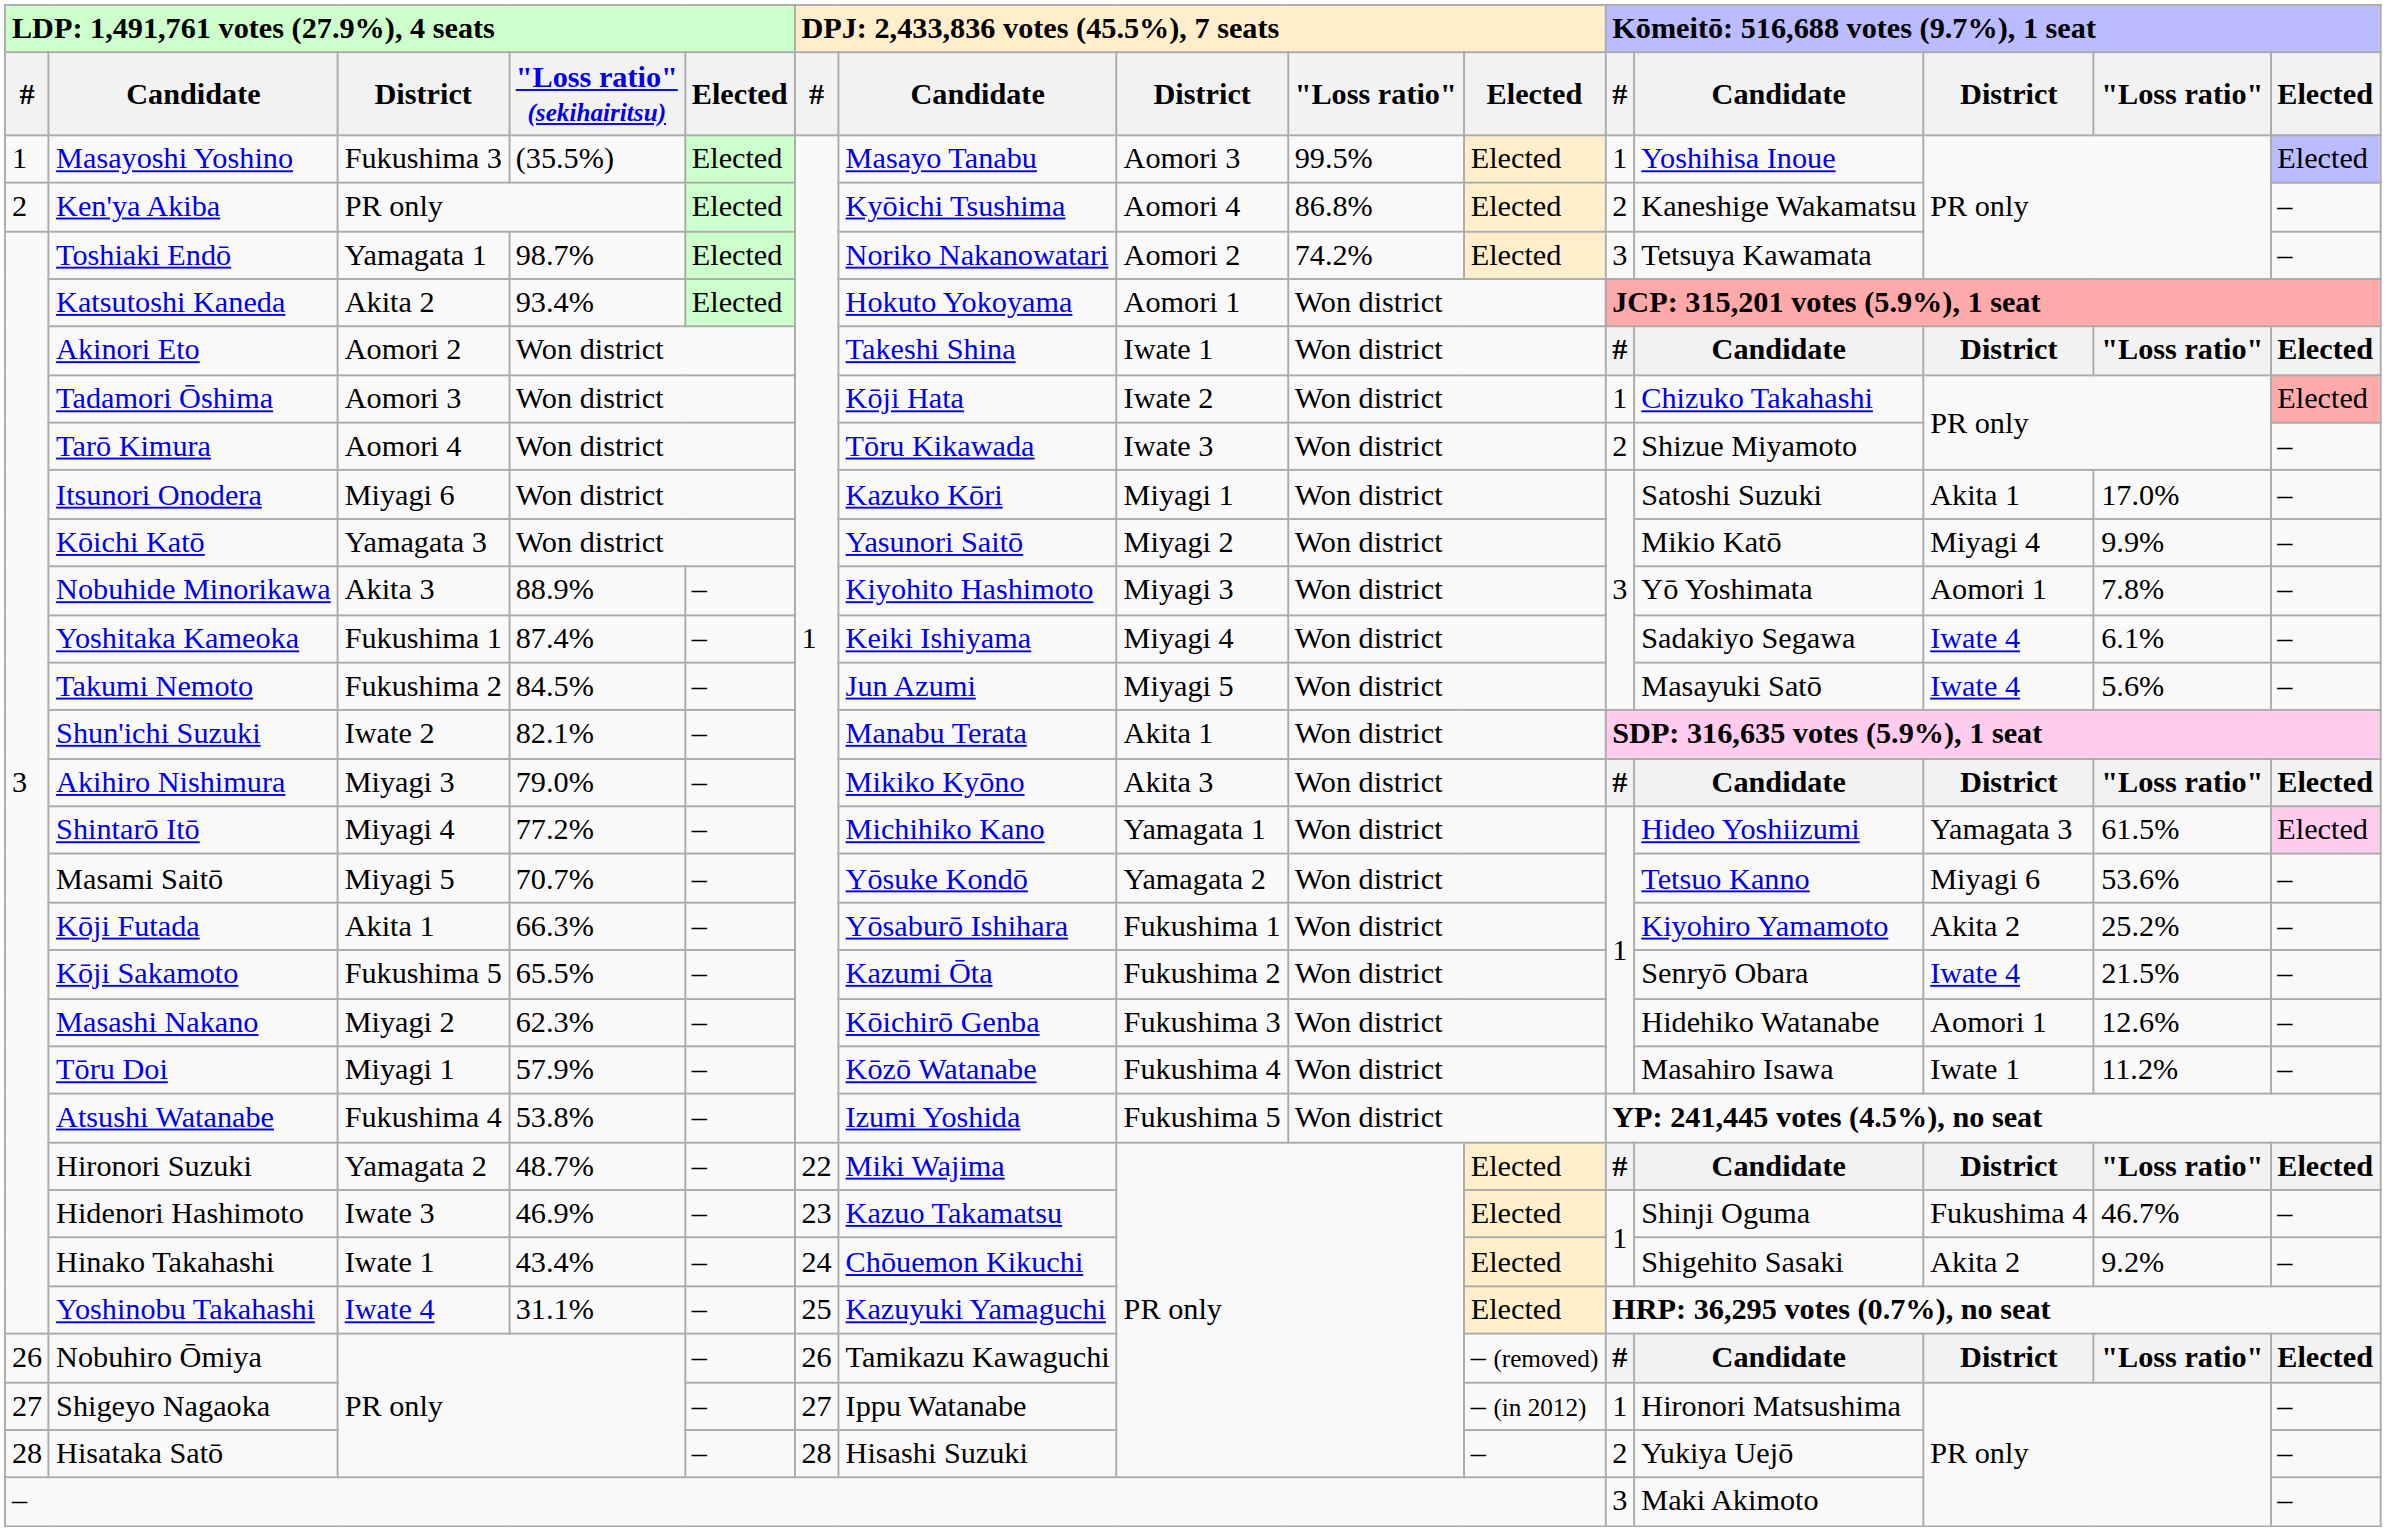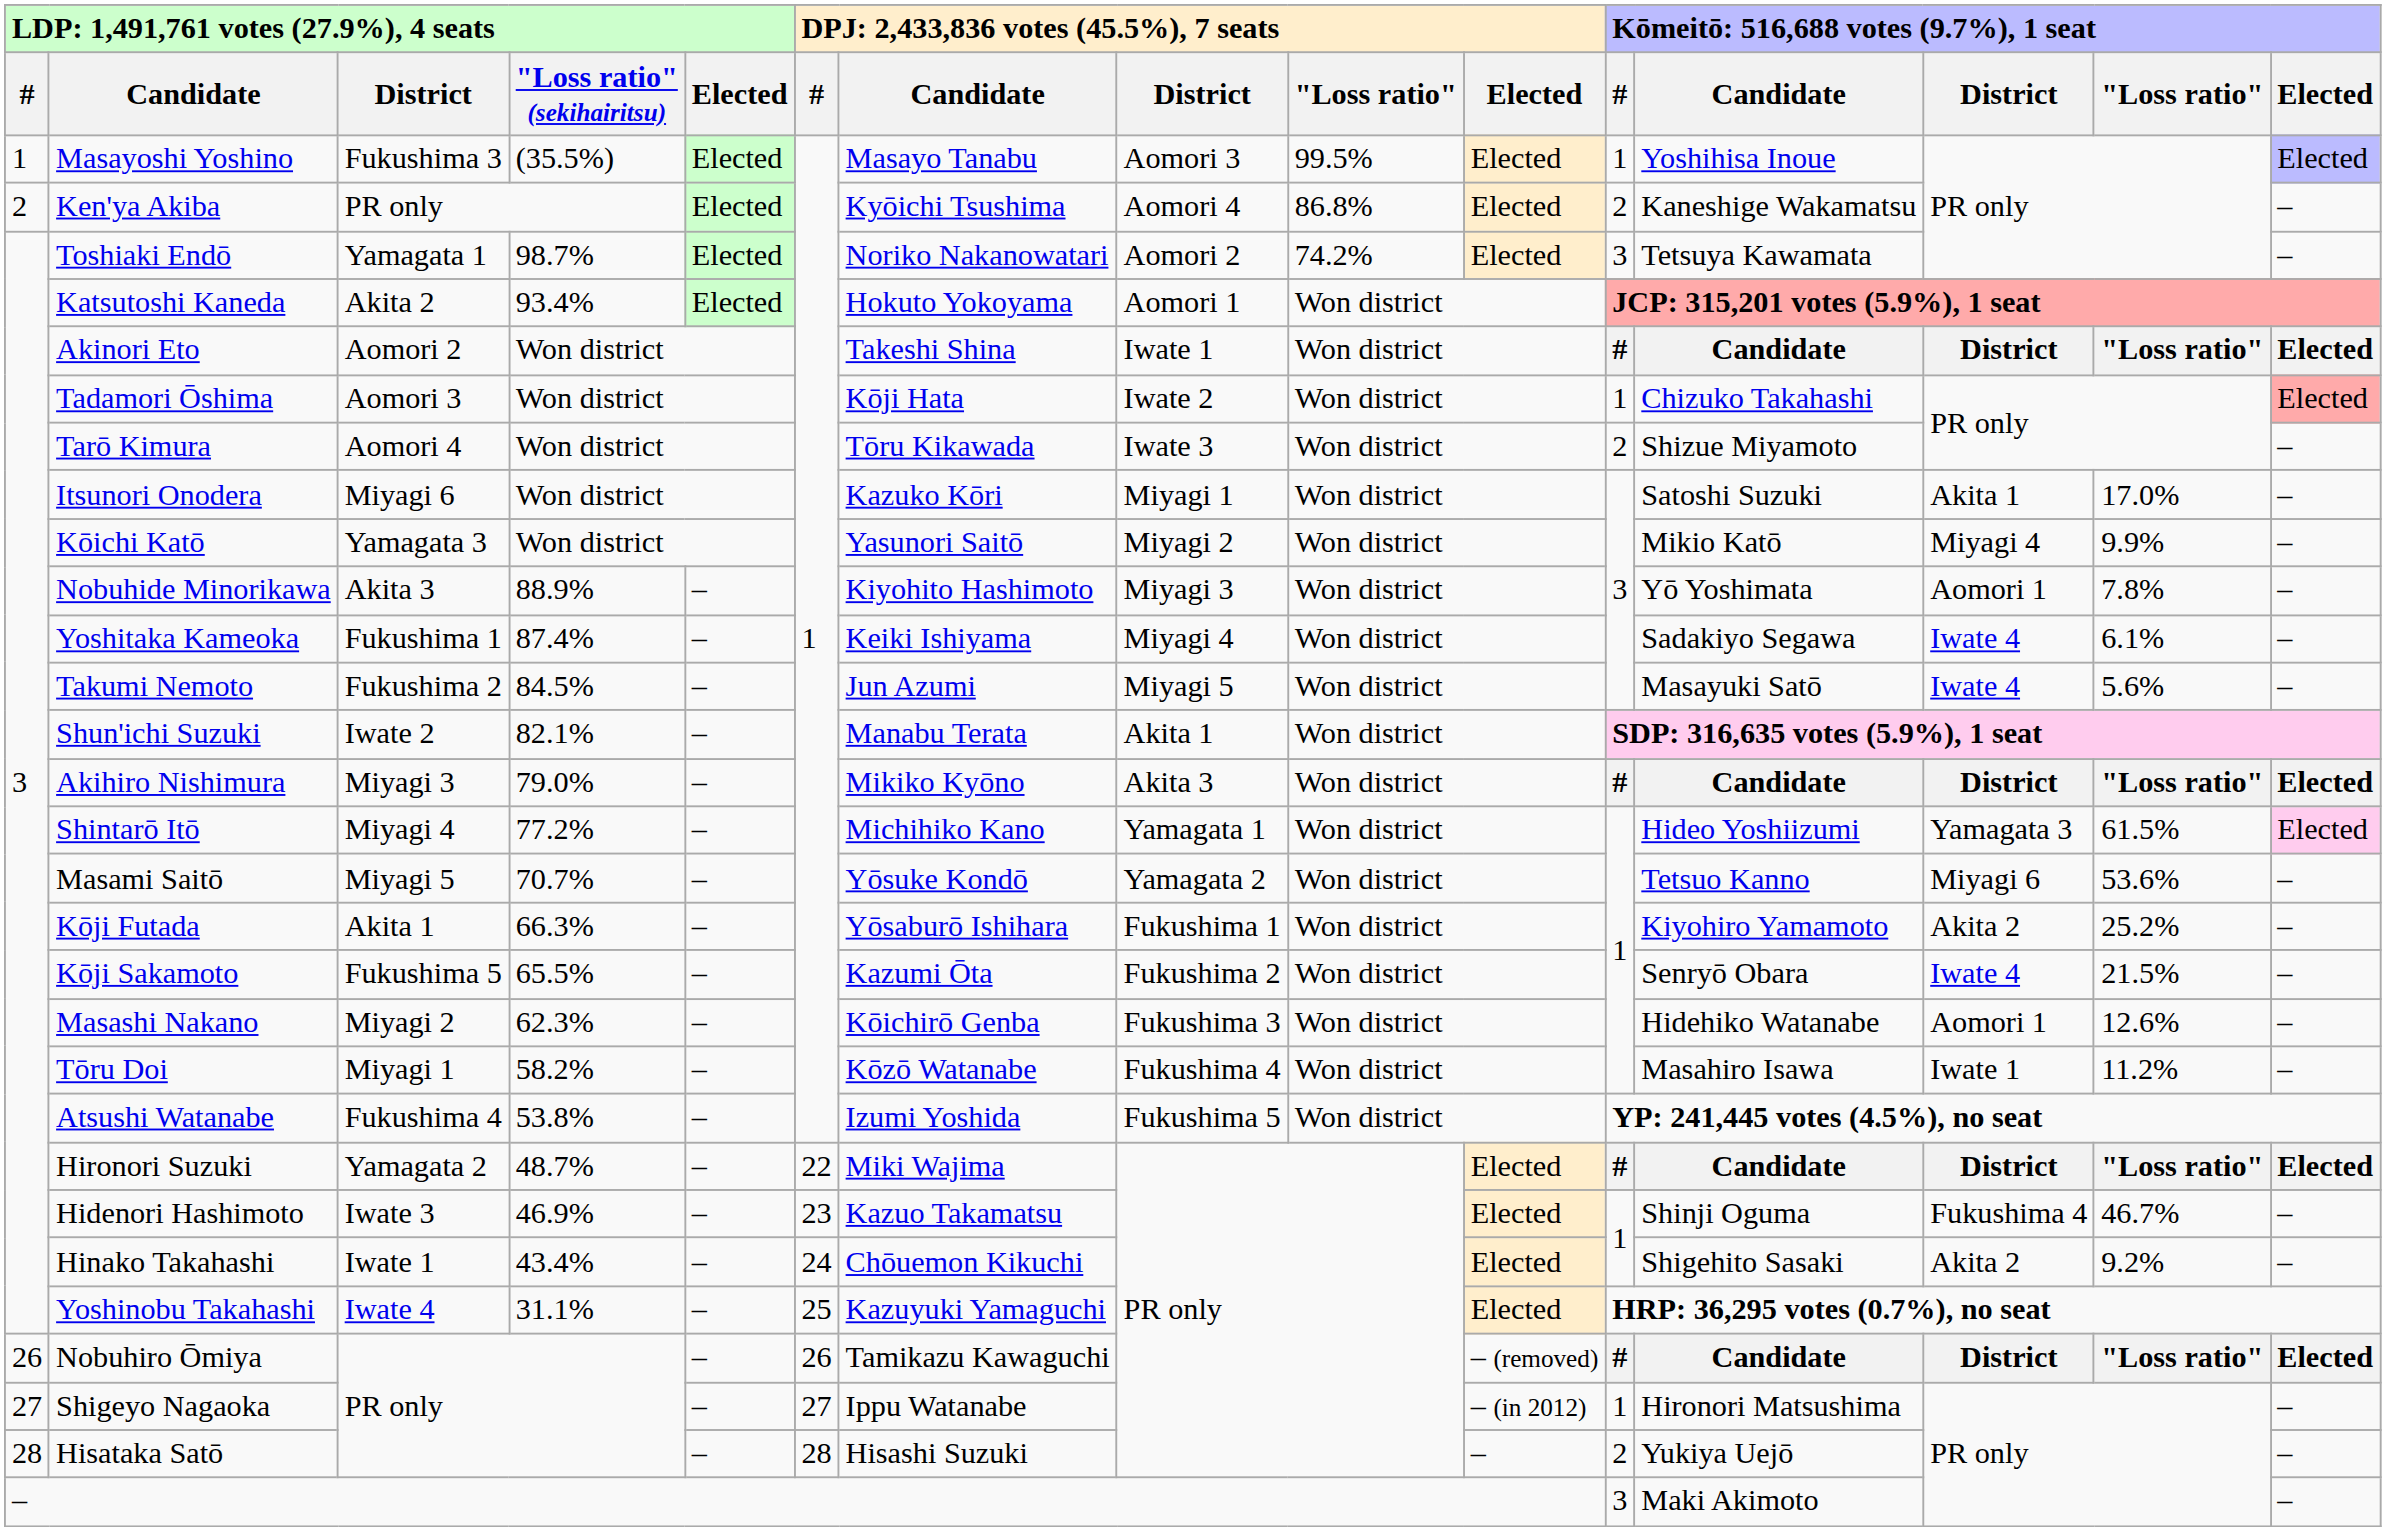(555, 1069) 57.9% -> (555, 1069) 58.2%
